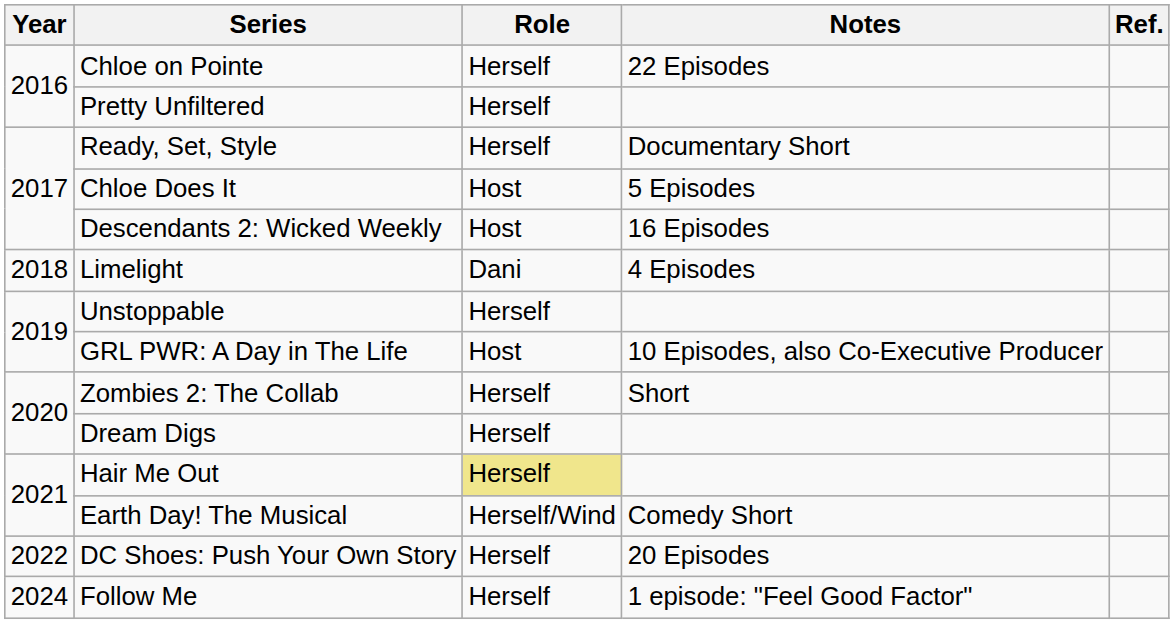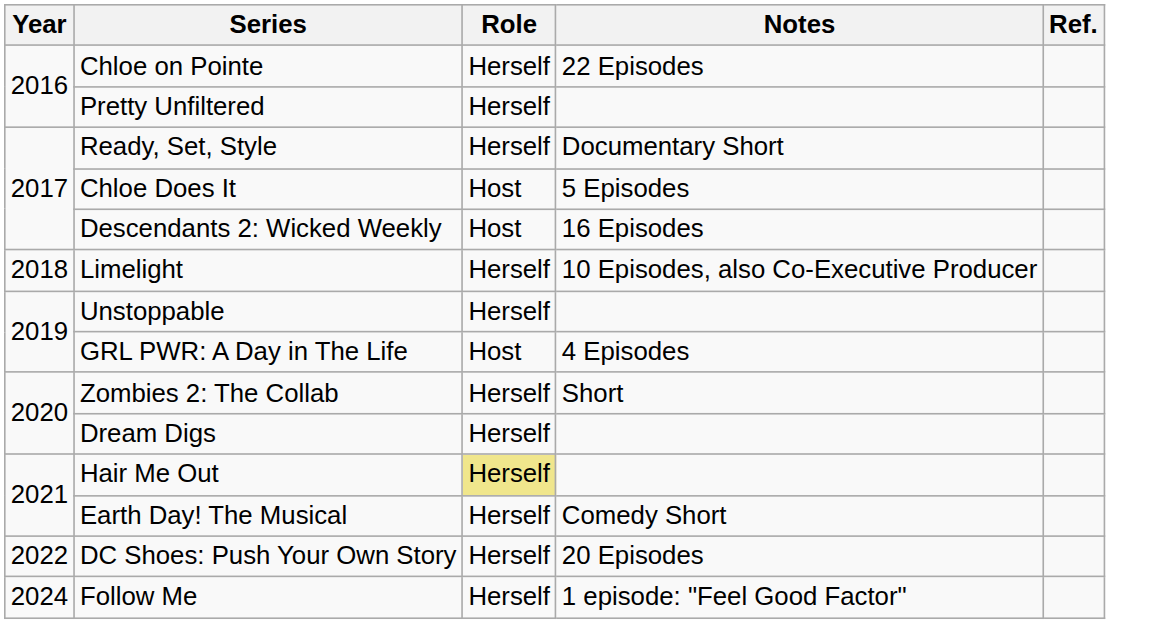(495, 270) Dani -> (509, 270) Herself
(691, 270) 4 Episodes -> (800, 270) 10 Episodes, also Co-Executive Producer
(865, 351) 10 Episodes, also Co-Executive Producer -> (626, 351) 4 Episodes
(542, 515) Herself/Wind -> (509, 515) Herself
